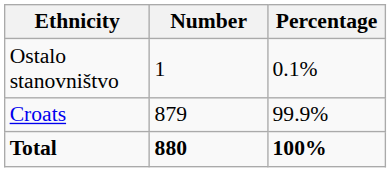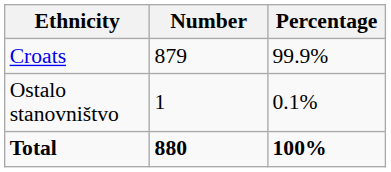rows swapped: (38, 114) <-> (64, 68)
